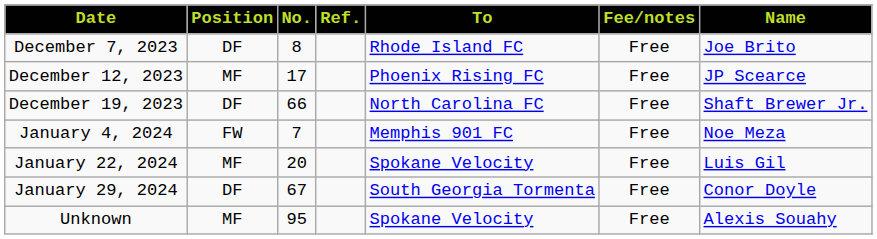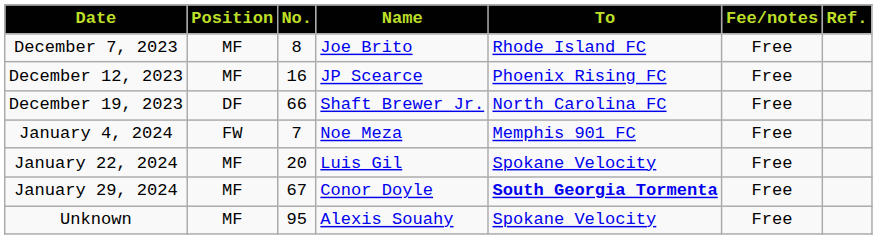columns swapped: (785, 19) <-> (341, 19)
(232, 47) DF -> (232, 47) MF
(297, 76) 17 -> (297, 76) 16
(232, 191) DF -> (232, 191) MF
(482, 191) normal -> (605, 191) bold
